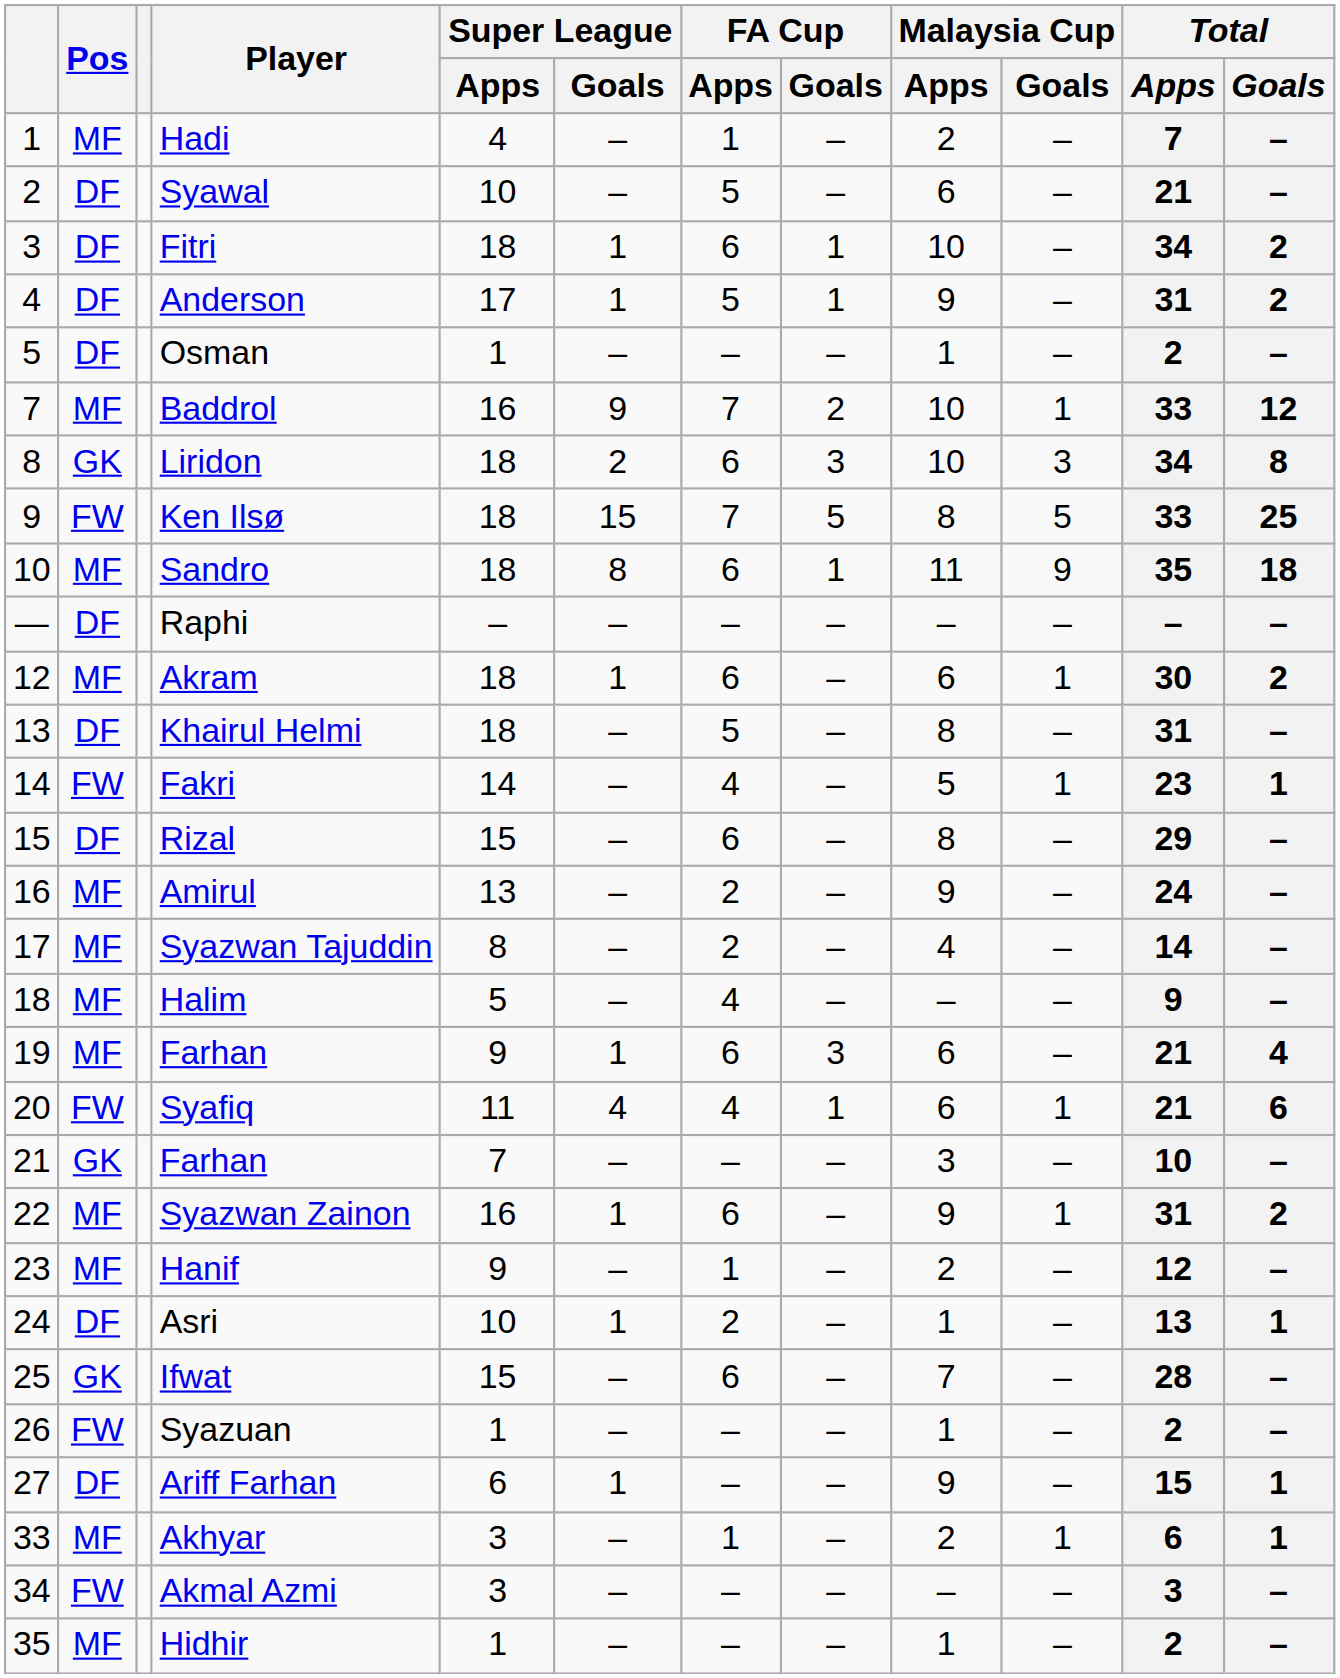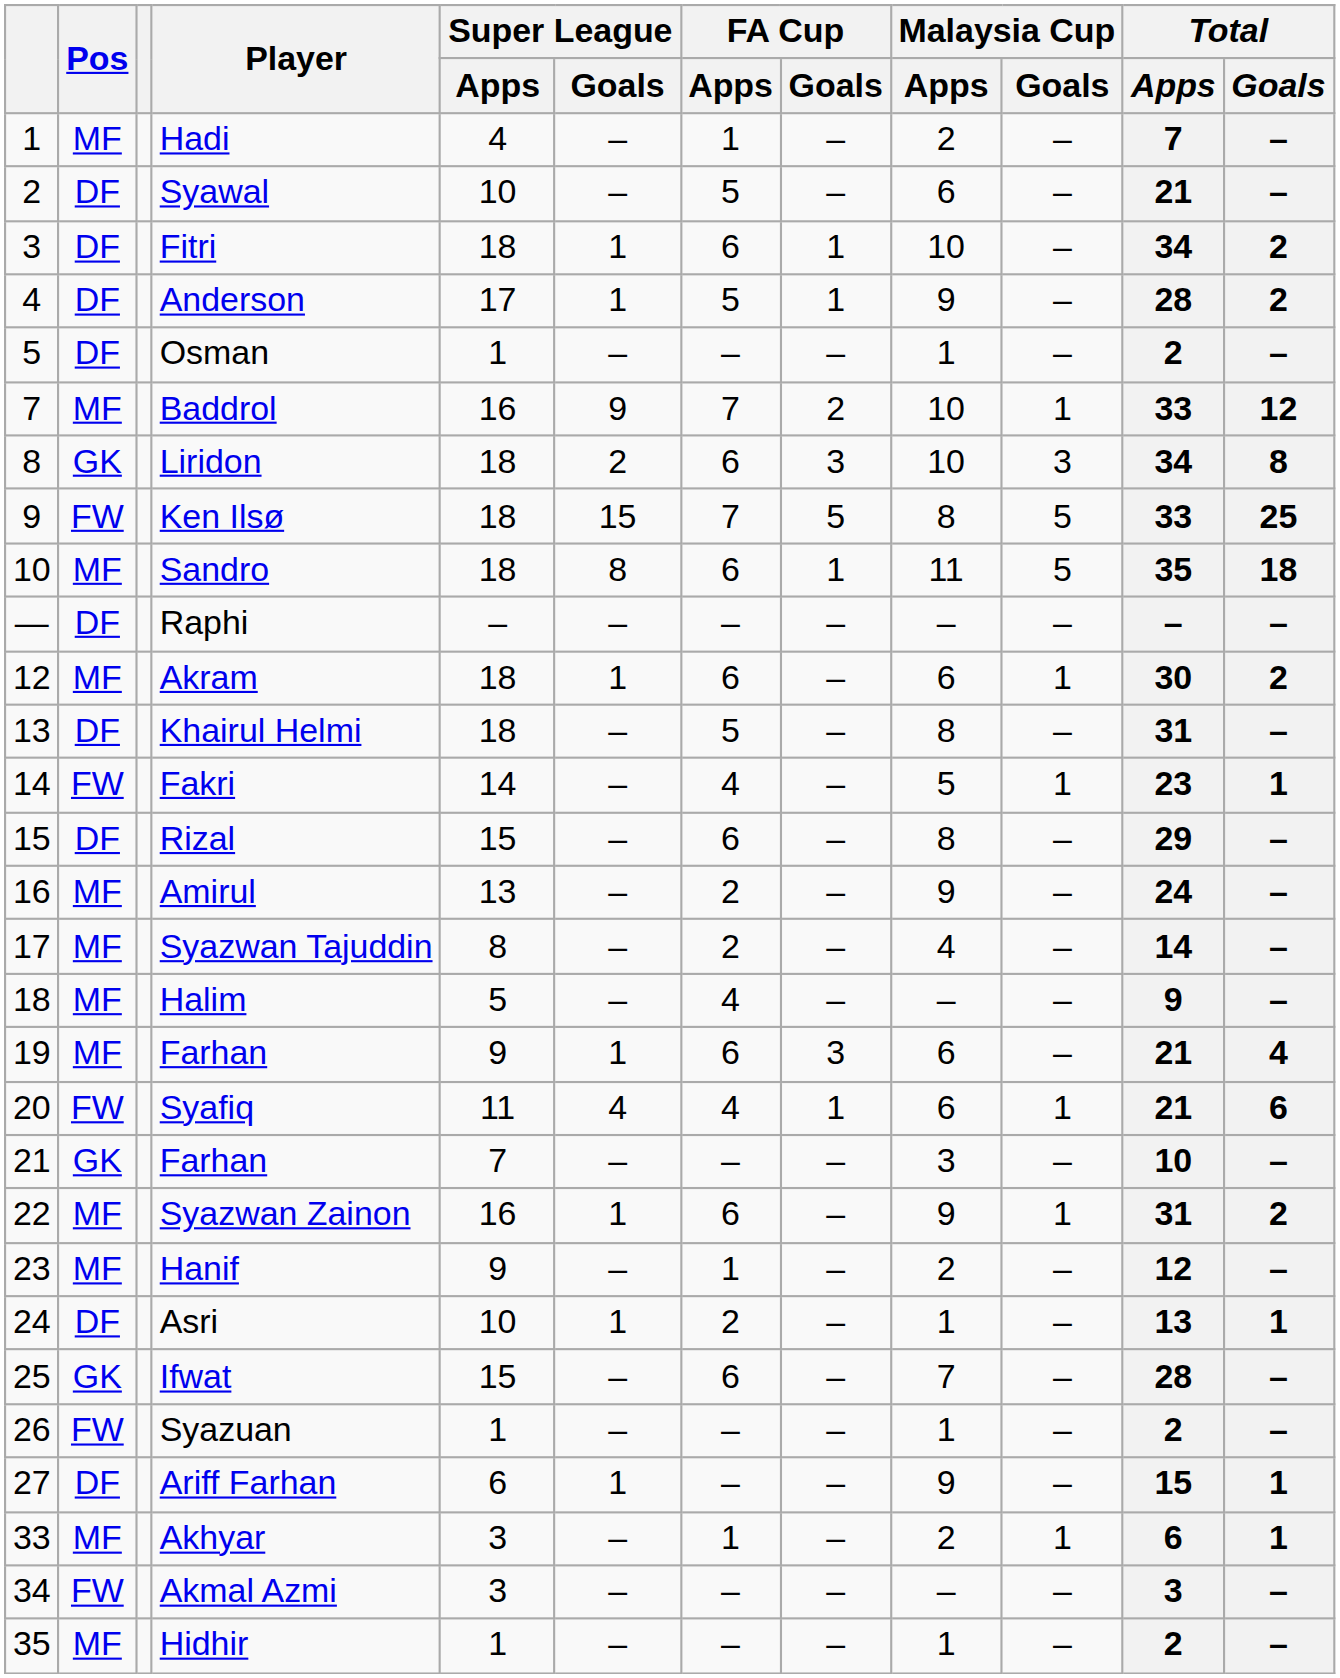(1173, 300) 31 -> (1173, 300) 28
(1062, 569) 9 -> (1062, 569) 5
